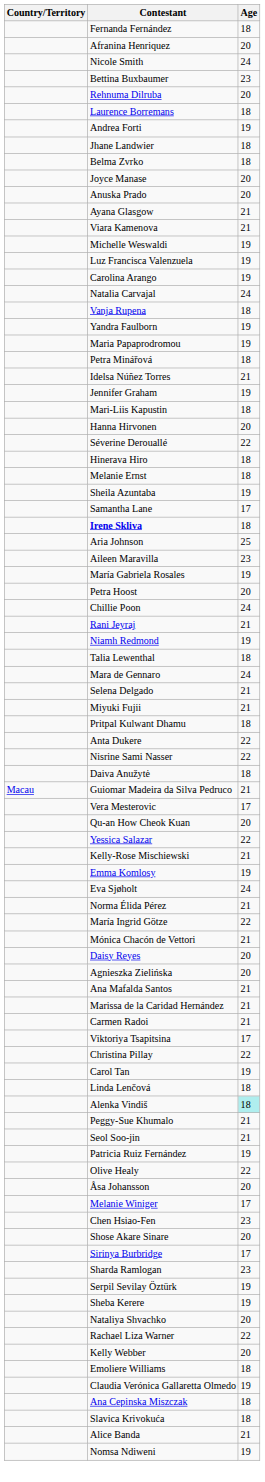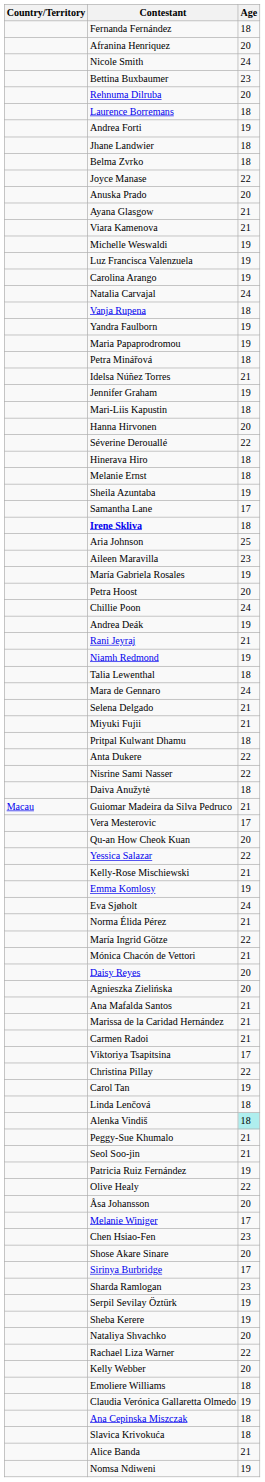(246, 178) 20 -> (246, 178) 22
+ row: (117, 624)
